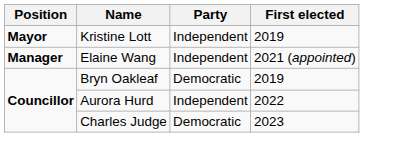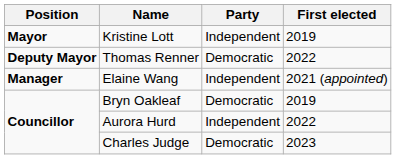+ row: (151, 57)
